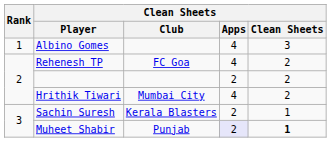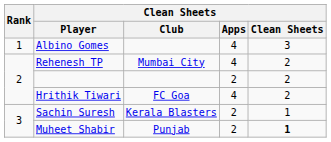(171, 63) FC Goa -> (171, 63) Mumbai City
(171, 96) Mumbai City -> (171, 96) FC Goa
(234, 129) lavender background -> (234, 129) no background
